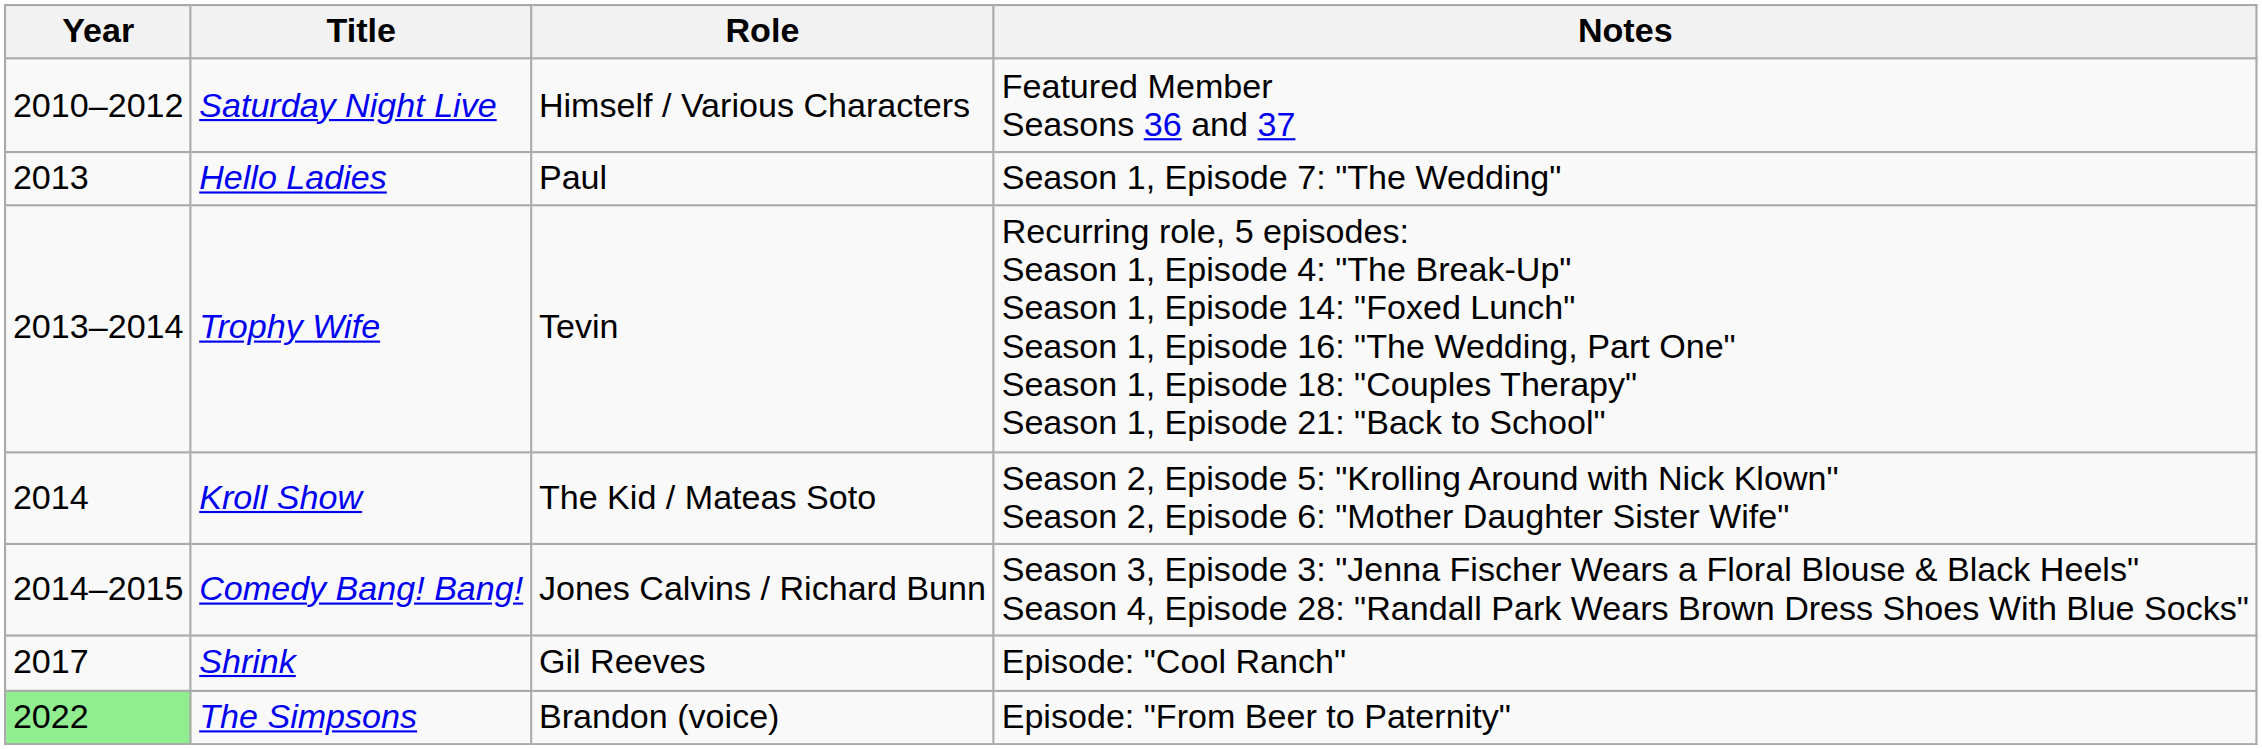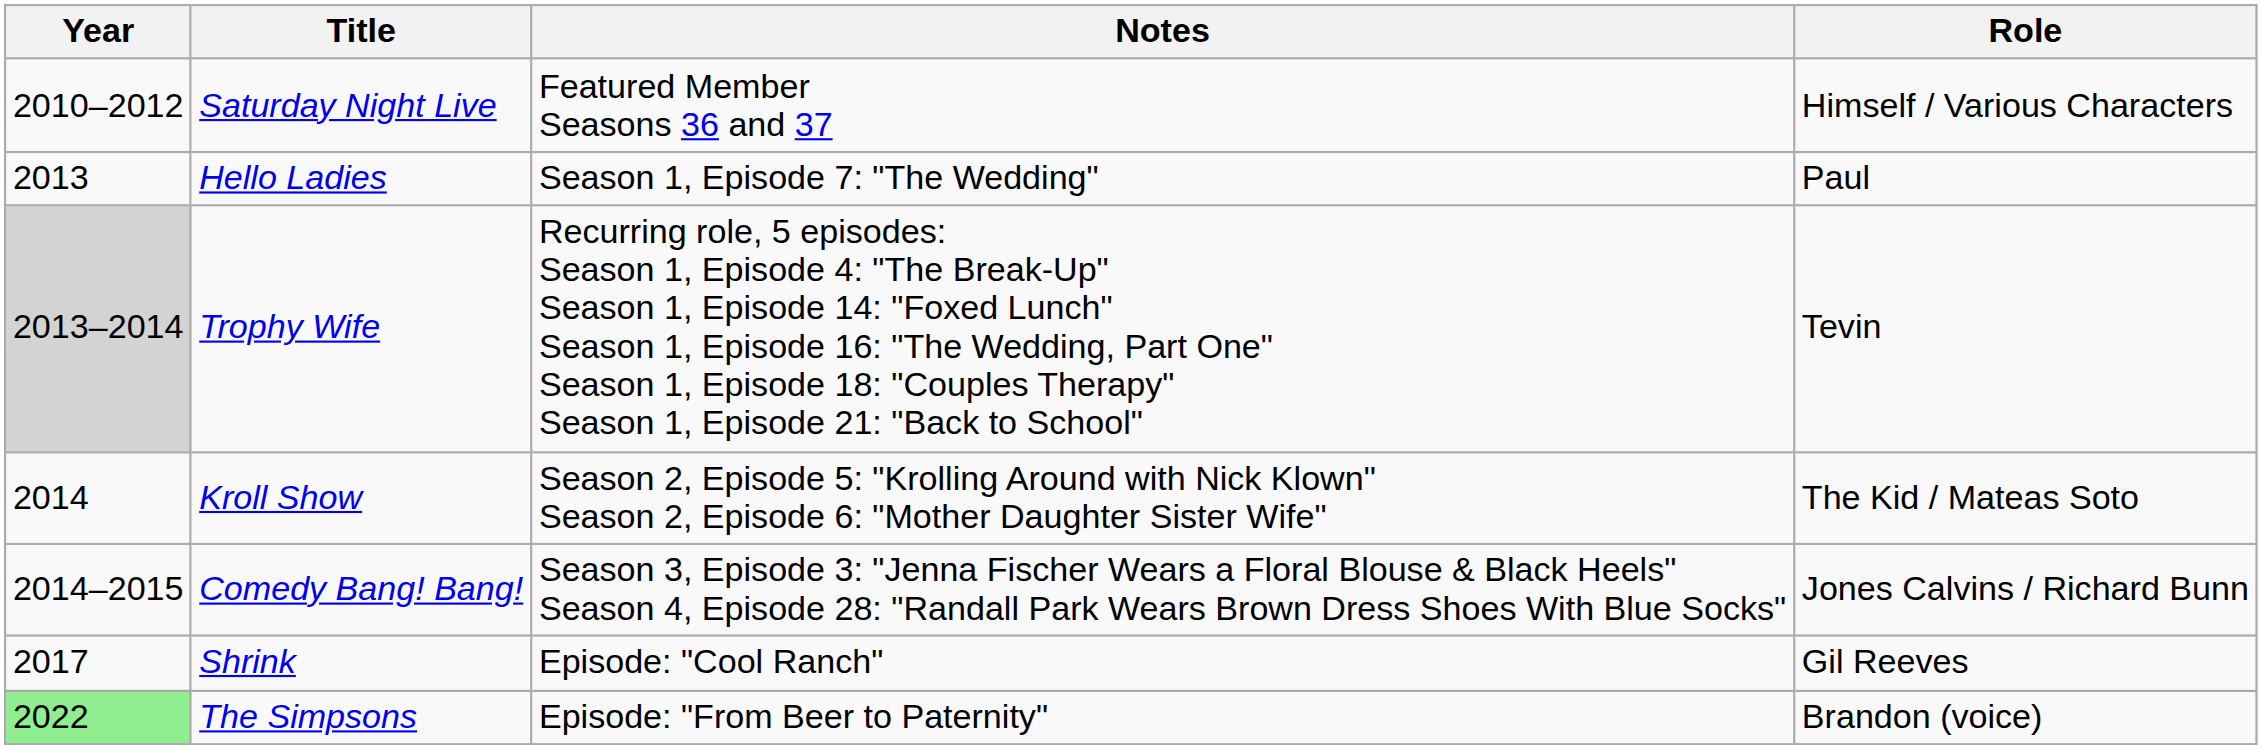columns swapped: (762, 31) <-> (1625, 31)
(98, 327) no background -> (98, 327) lightgrey background
